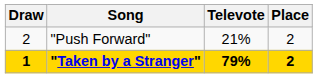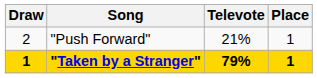(290, 38) 2 -> (290, 38) 1
(290, 61) 2 -> (290, 61) 1
